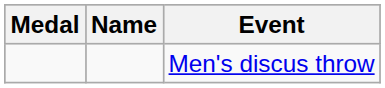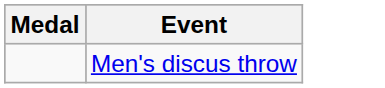- column: (124, 24)
